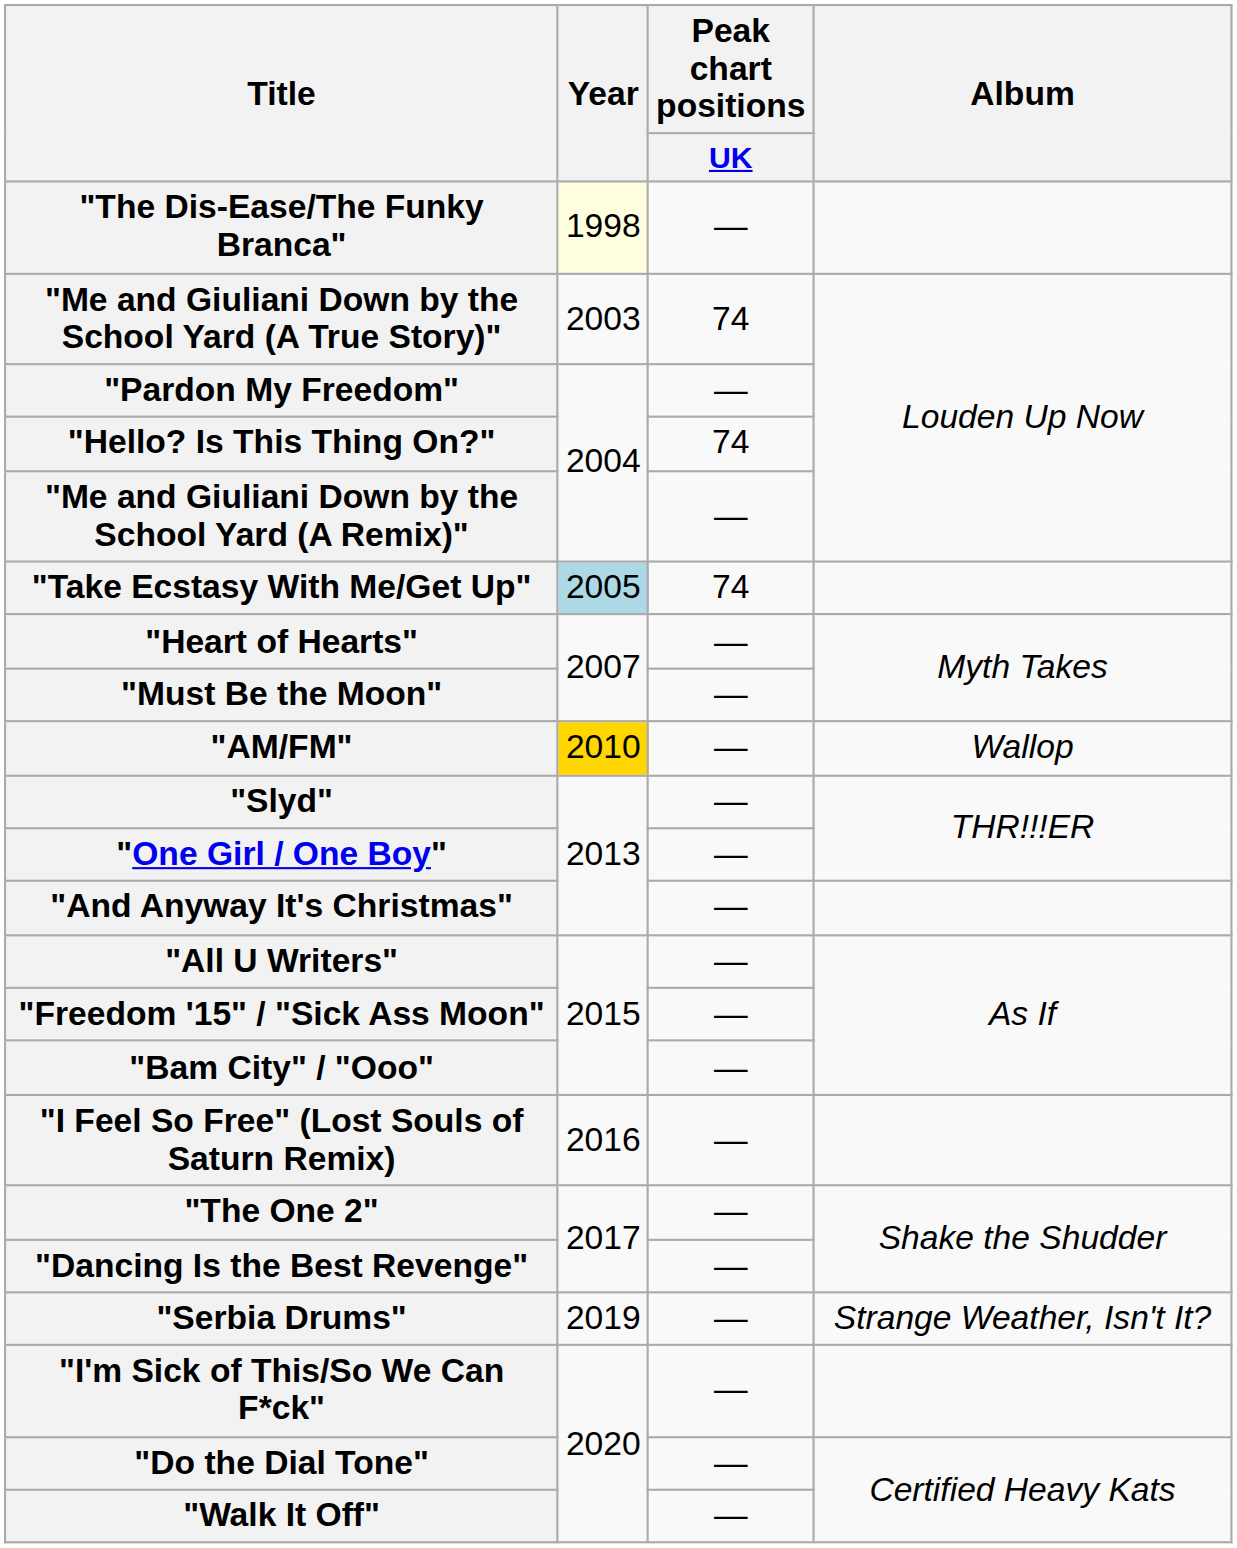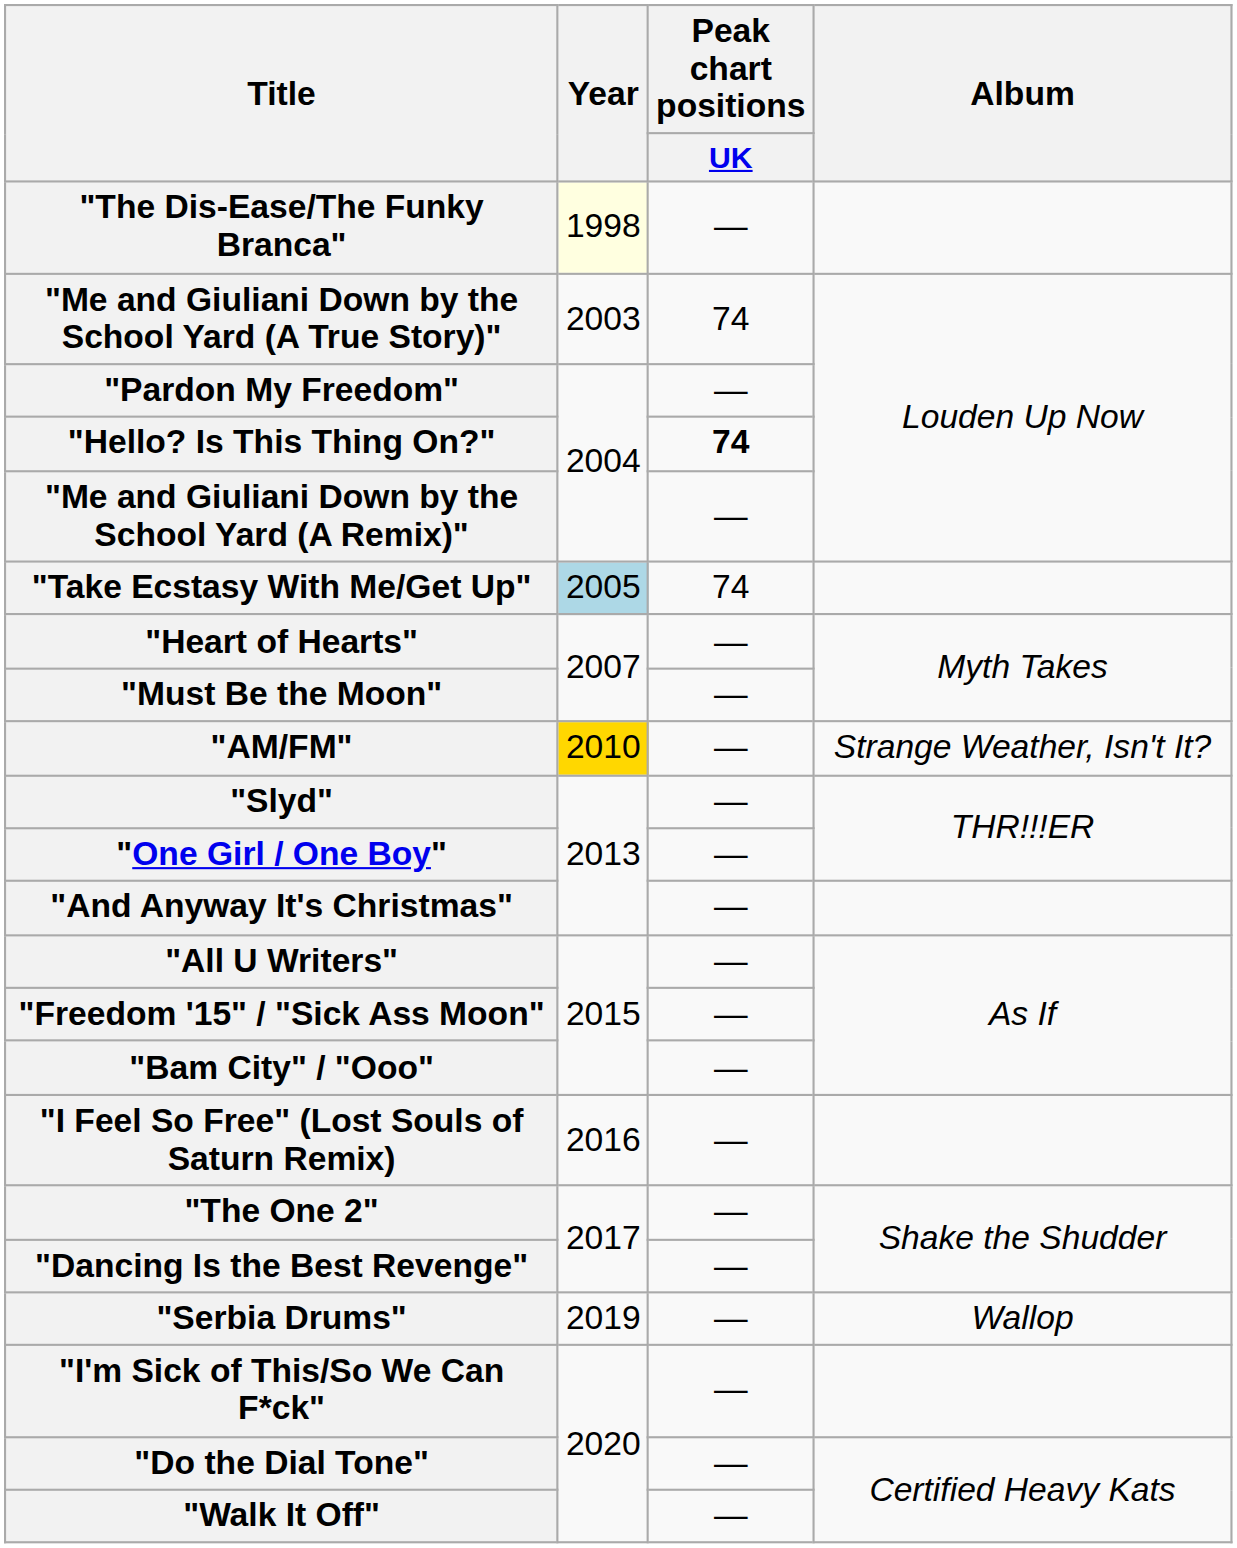(731, 443) normal -> (731, 443) bold
(1023, 747) Wallop -> (1023, 747) Strange Weather, Isn't It?
(1023, 1318) Strange Weather, Isn't It? -> (1023, 1318) Wallop
